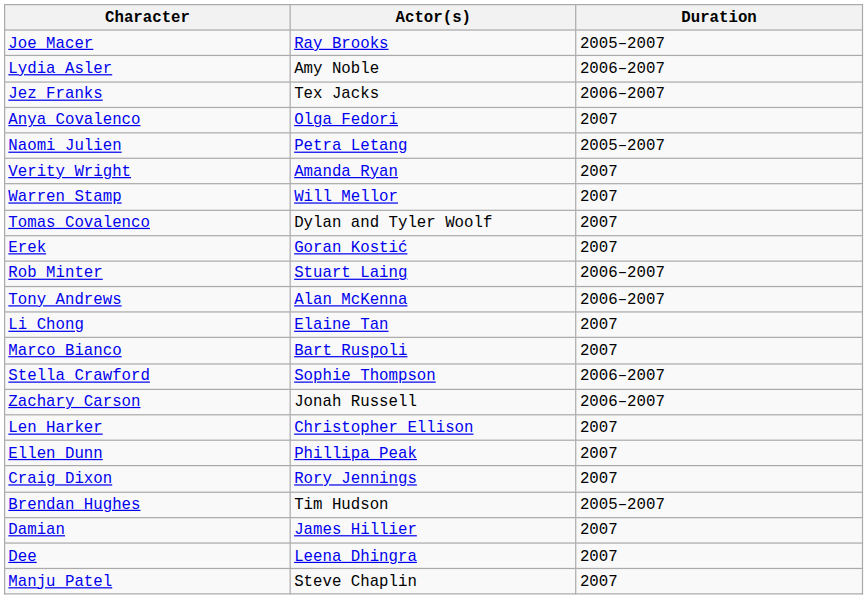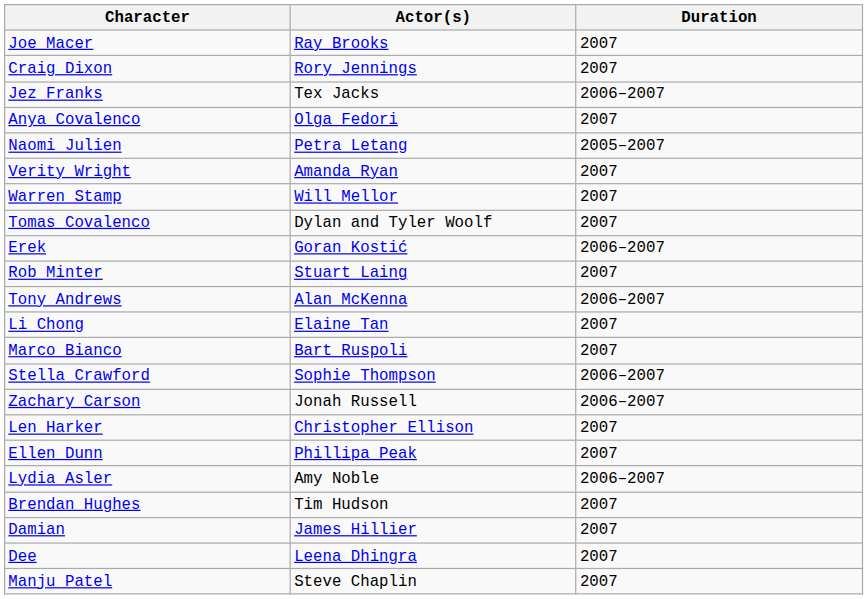(622, 43) 2005–2007 -> (599, 43) 2007
rows swapped: (60, 69) <-> (60, 479)
(599, 248) 2007 -> (622, 248) 2006–2007
(622, 274) 2006–2007 -> (599, 274) 2007
(622, 505) 2005–2007 -> (599, 505) 2007
